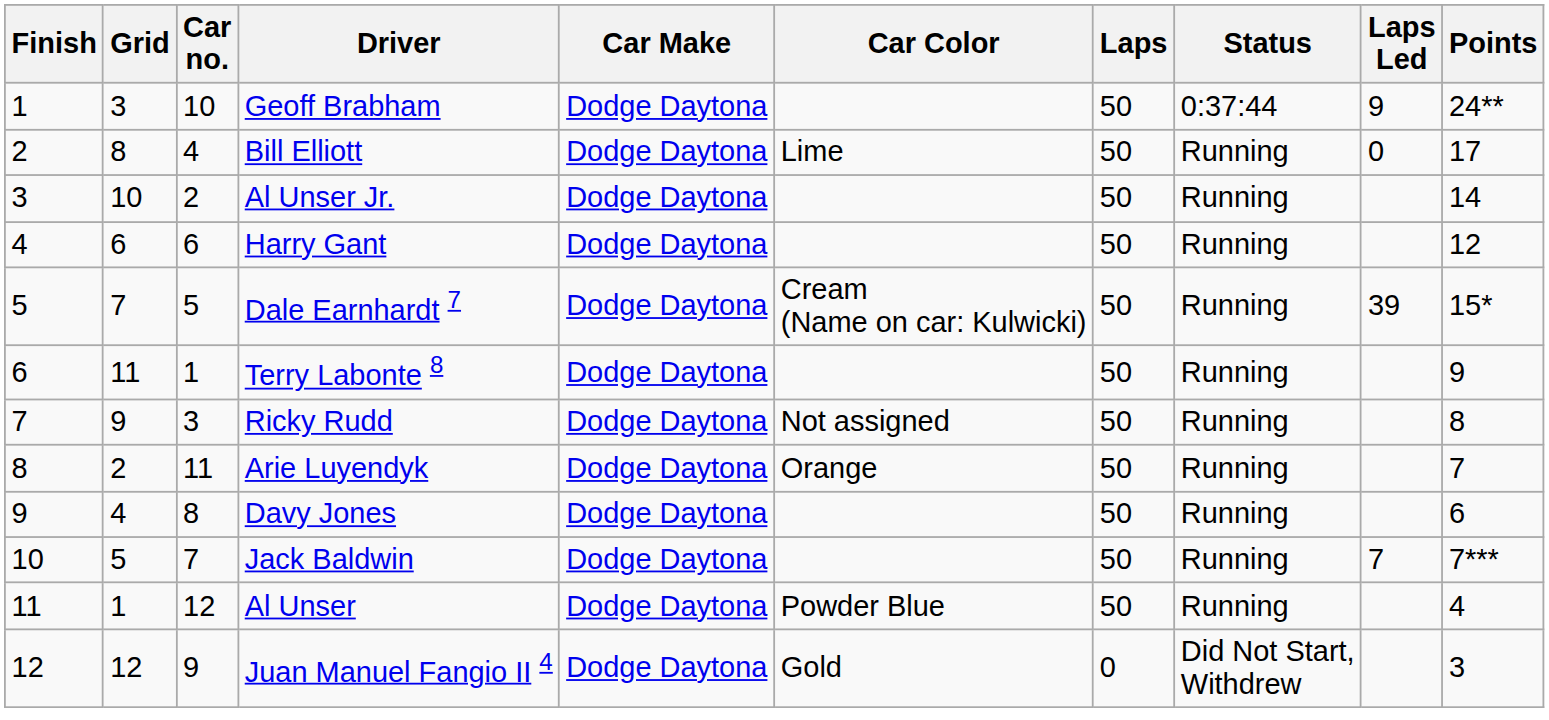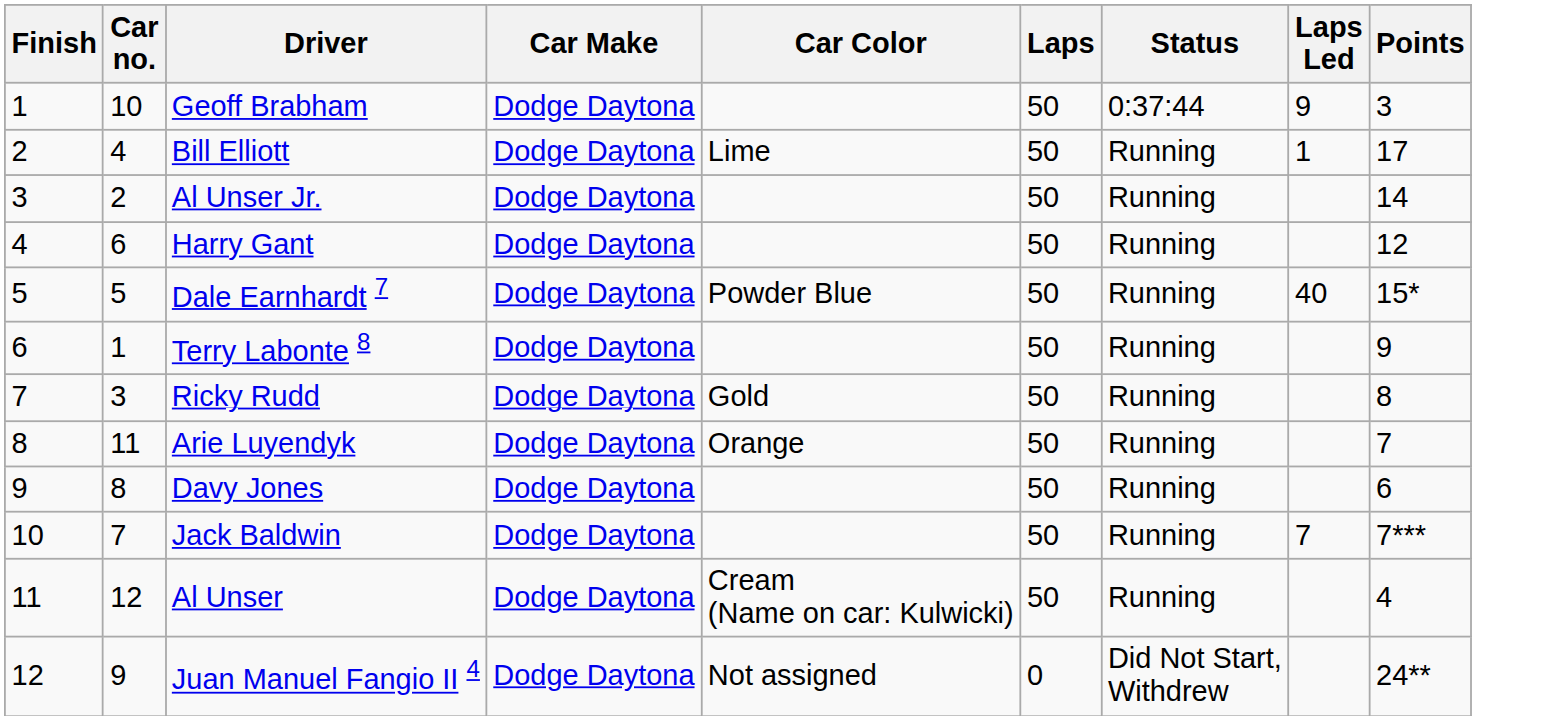- column: (140, 43)
(1476, 105) 24** -> (1384, 105) 3
(1376, 151) 0 -> (1303, 151) 1
(934, 306) Cream (Name on car: Kulwicki) -> (861, 294) Powder Blue
(1384, 305) 39 -> (1311, 293) 40
(865, 421) Not assigned -> (861, 398) Gold
(934, 606) Powder Blue -> (861, 598) Cream (Name on car: Kulwicki)
(934, 668) Gold -> (792, 675) Not assigned
(1457, 667) 3 -> (1403, 675) 24**
